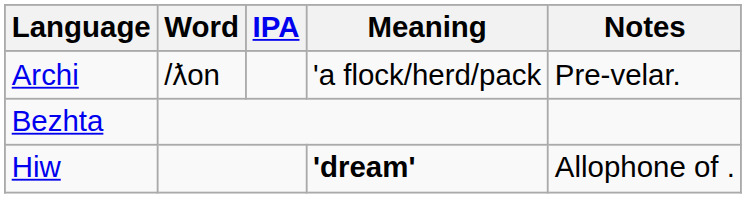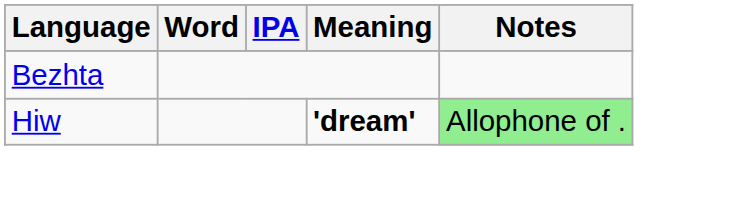- row: (45, 74)
(645, 167) no background -> (536, 121) lightgreen background
